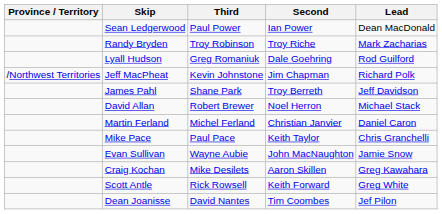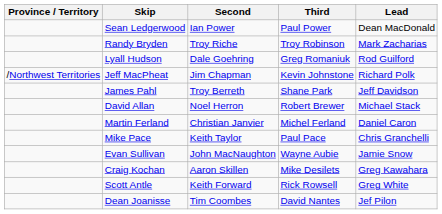columns swapped: (226, 12) <-> (311, 12)
